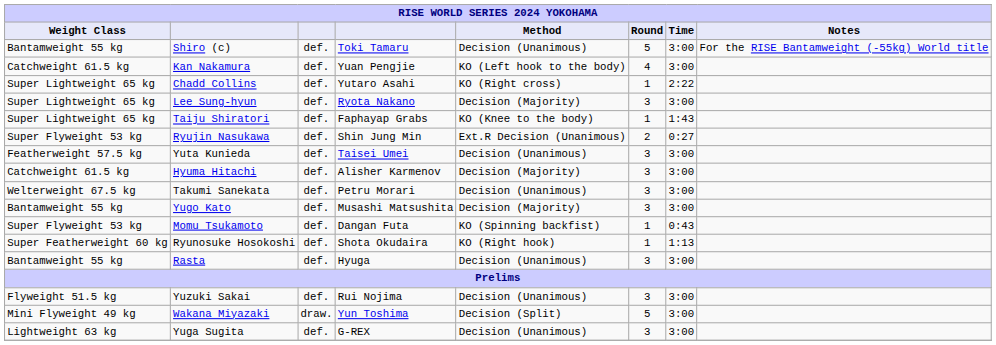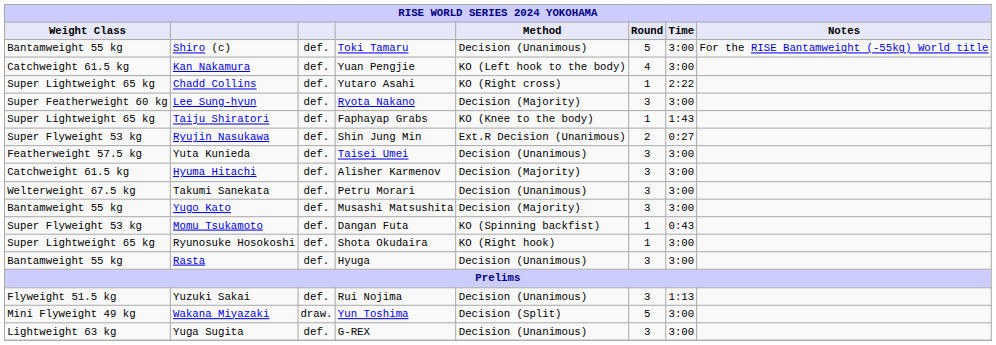(81, 102) Super Lightweight 65 kg -> (87, 102) Super Featherweight 60 kg
(87, 243) Super Featherweight 60 kg -> (81, 243) Super Lightweight 65 kg
(681, 243) 1:13 -> (681, 243) 3:00
(681, 296) 3:00 -> (681, 296) 1:13
